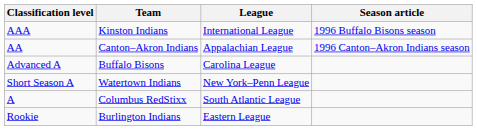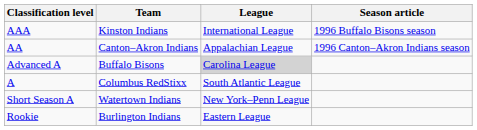(239, 64) no background -> (239, 64) lightgrey background
rows swapped: (11, 99) <-> (40, 82)
